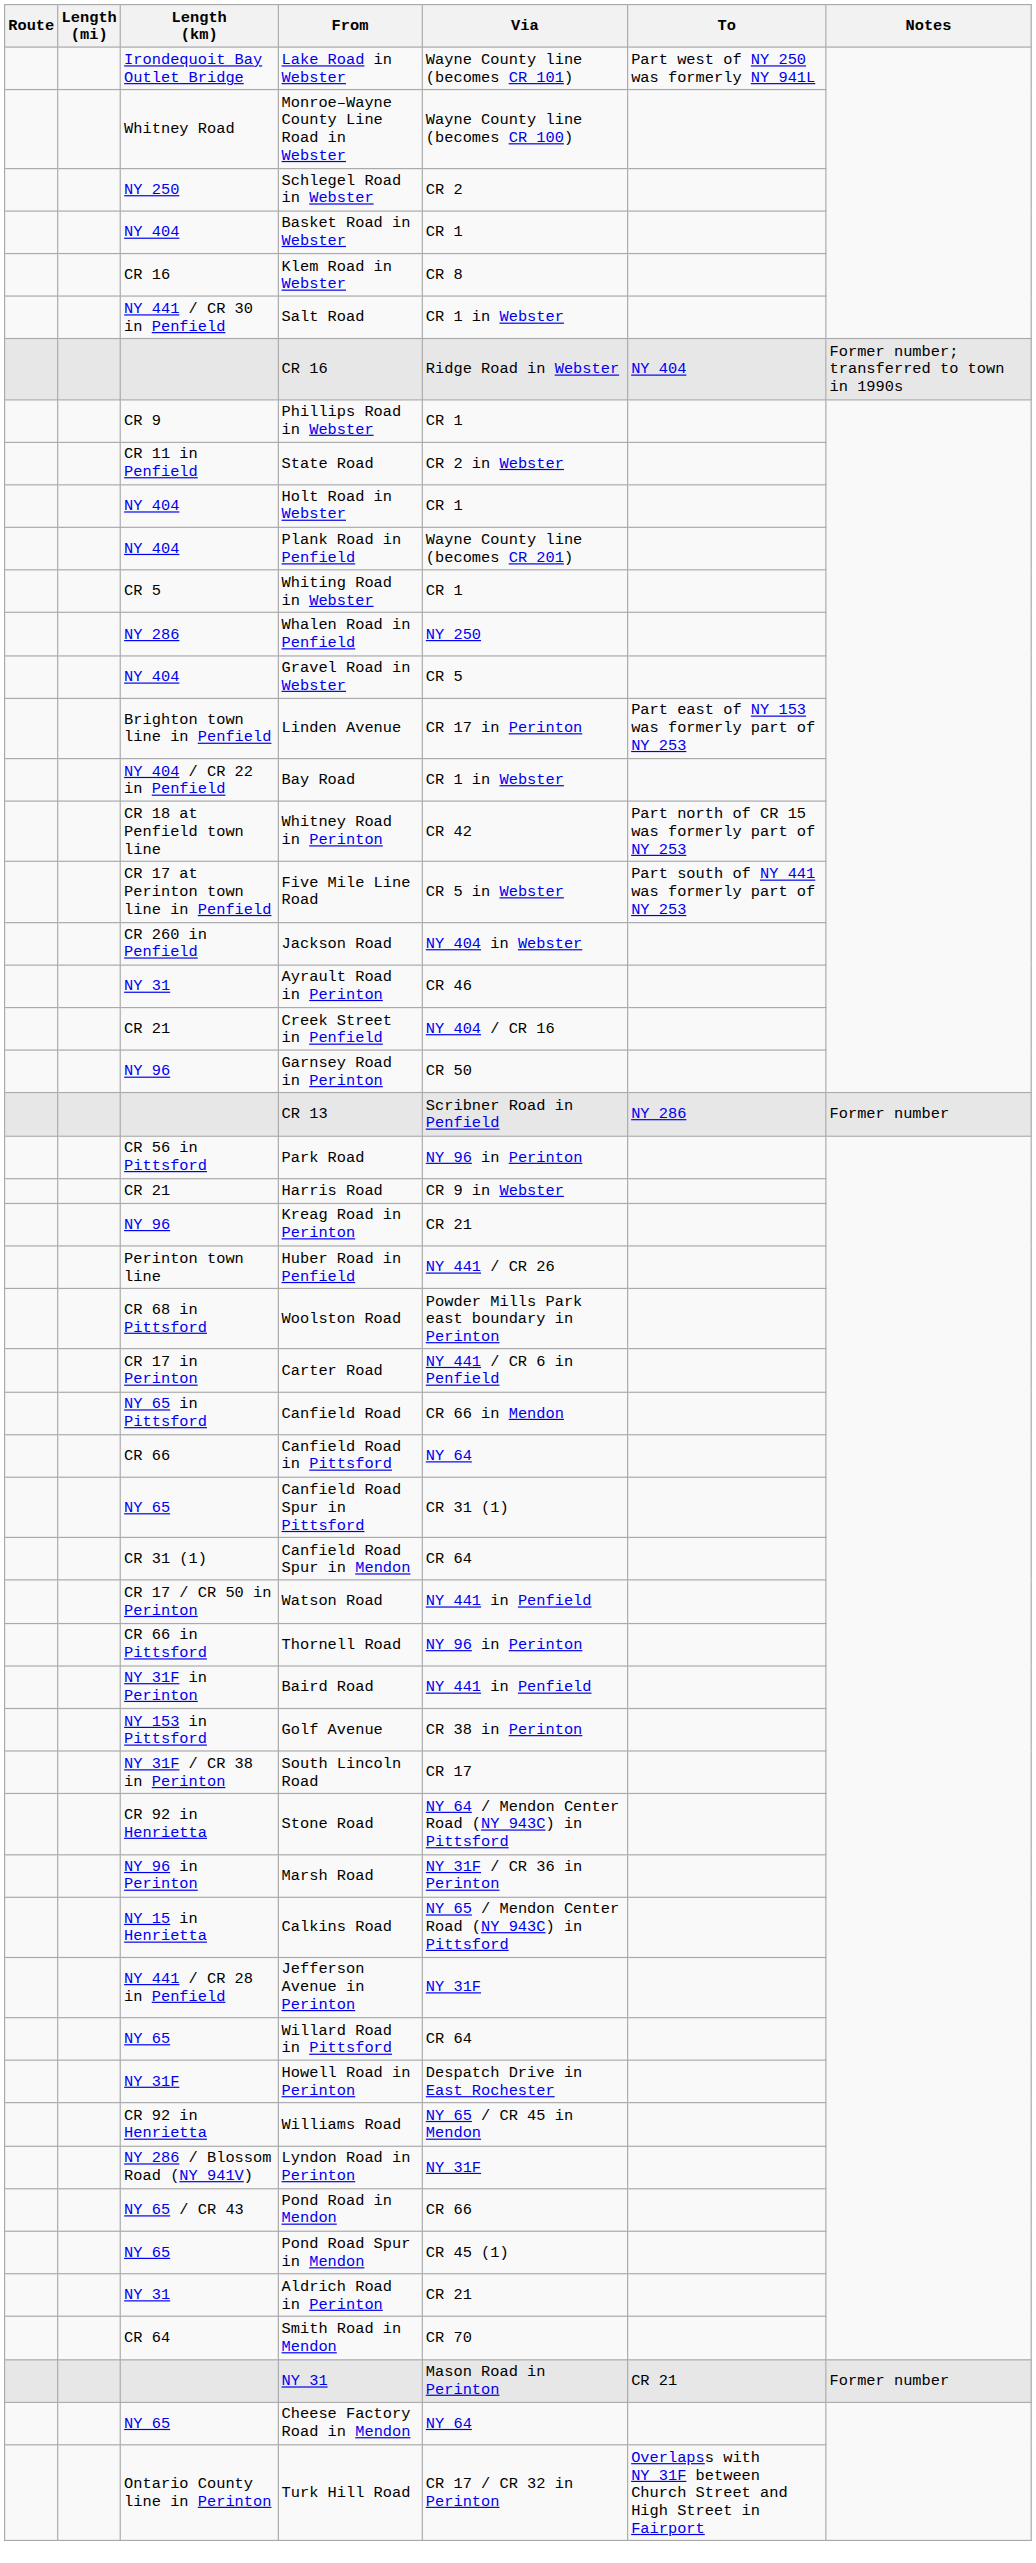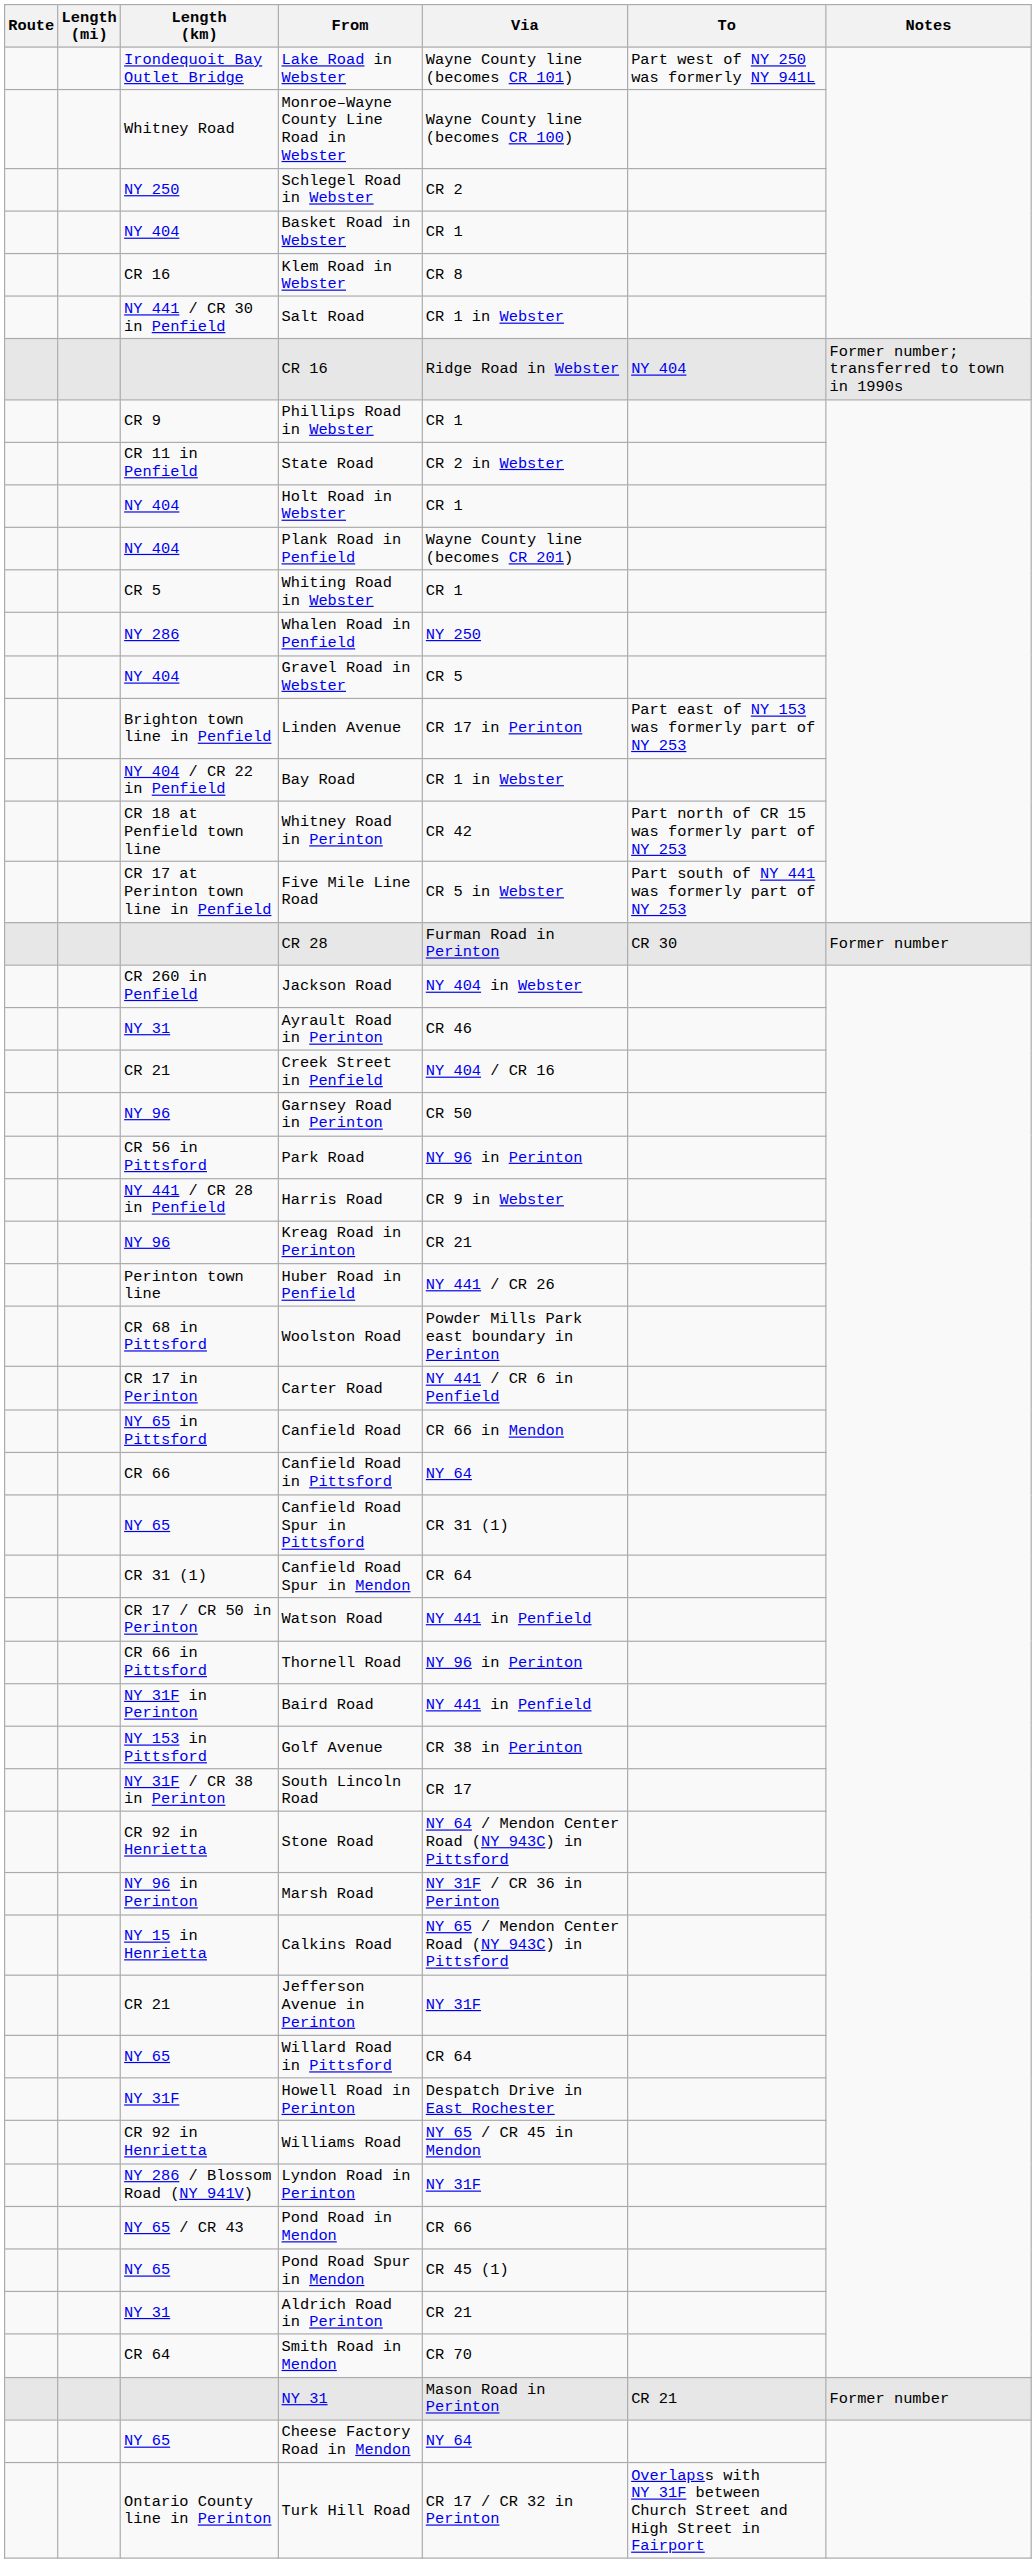+ row: (305, 943)
- row: (305, 1114)
(147, 1191) CR 21 -> (189, 1200) NY 441 / CR 28 in Penfield
(189, 1988) NY 441 / CR 28 in Penfield -> (147, 2005) CR 21
